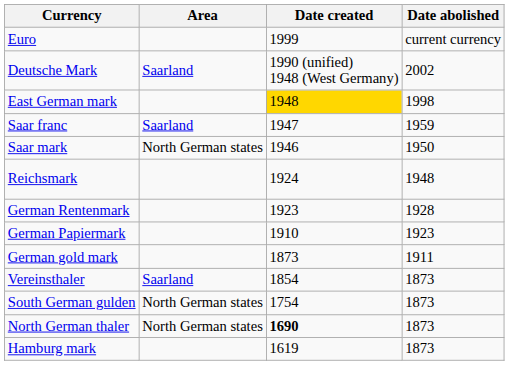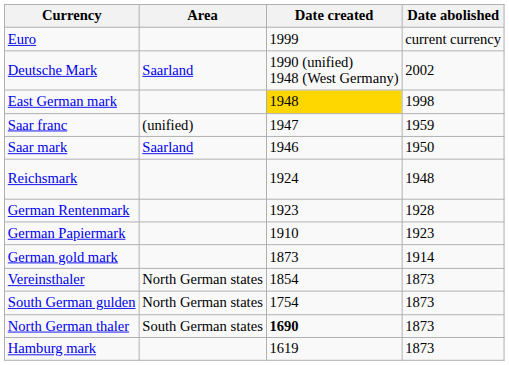(168, 124) Saarland -> (168, 124) (unified)
(203, 147) North German states -> (168, 147) Saarland
(420, 256) 1911 -> (420, 256) 1914
(168, 279) Saarland -> (203, 279) North German states
(203, 325) North German states -> (203, 325) South German states
